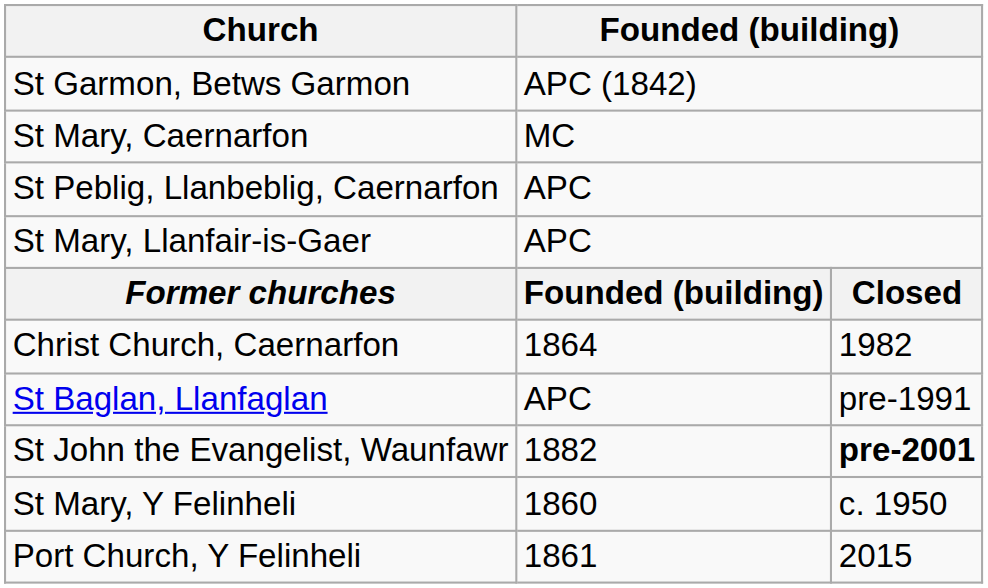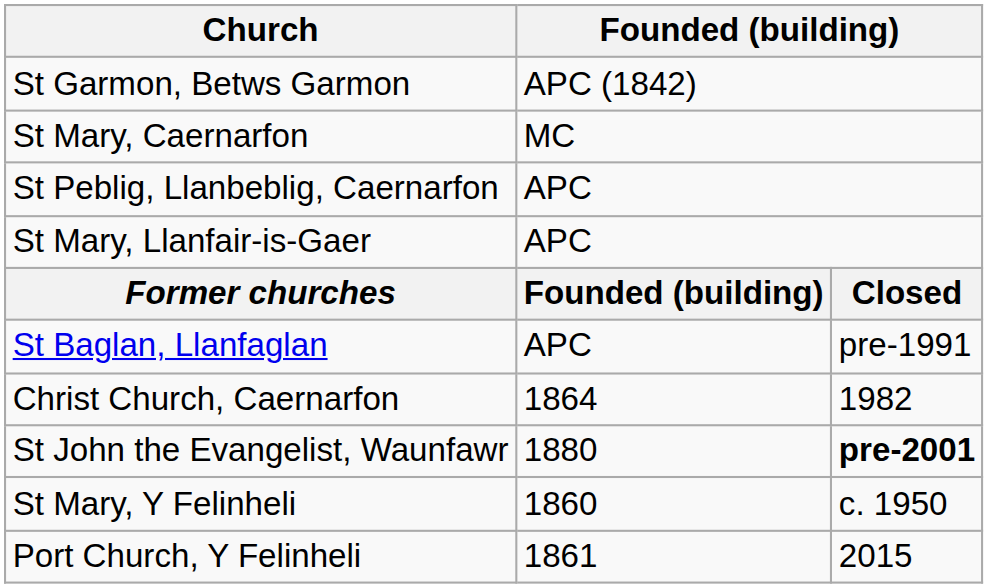rows swapped: (206, 345) <-> (170, 398)
(561, 450) 1882 -> (561, 450) 1880
